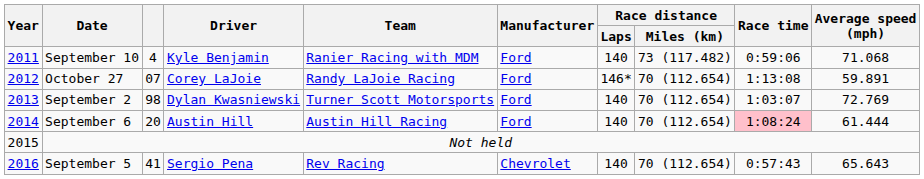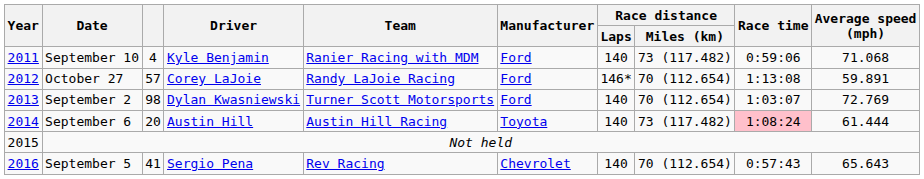(153, 79) 07 -> (153, 79) 57
(516, 121) Ford -> (524, 121) Toyota
(685, 121) 70 (112.654) -> (685, 121) 73 (117.482)
